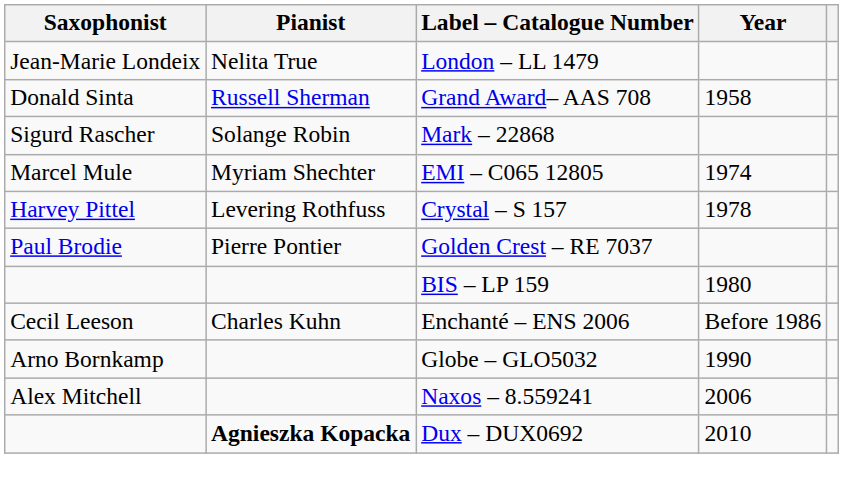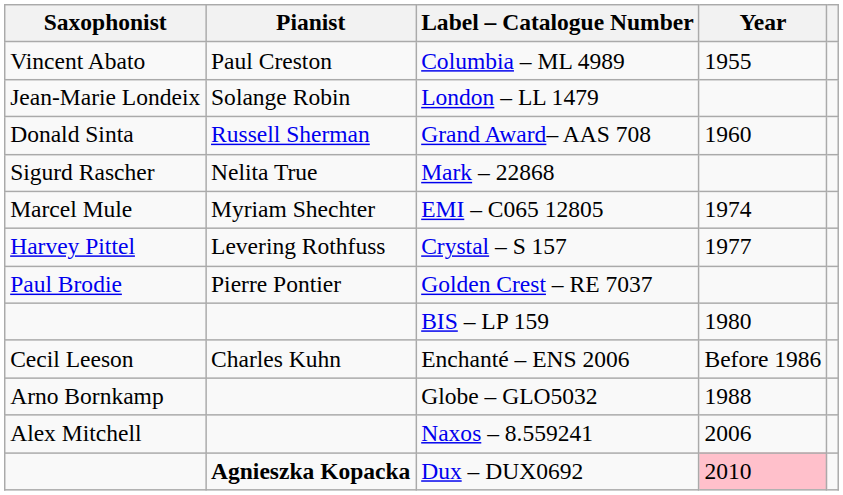+ row: (523, 60)
(264, 60) Nelita True -> (281, 97) Solange Robin
(728, 97) 1958 -> (728, 135) 1960
(281, 135) Solange Robin -> (264, 172) Nelita True
(728, 209) 1978 -> (728, 246) 1977
(728, 358) 1990 -> (728, 396) 1988
(728, 433) no background -> (728, 470) pink background
